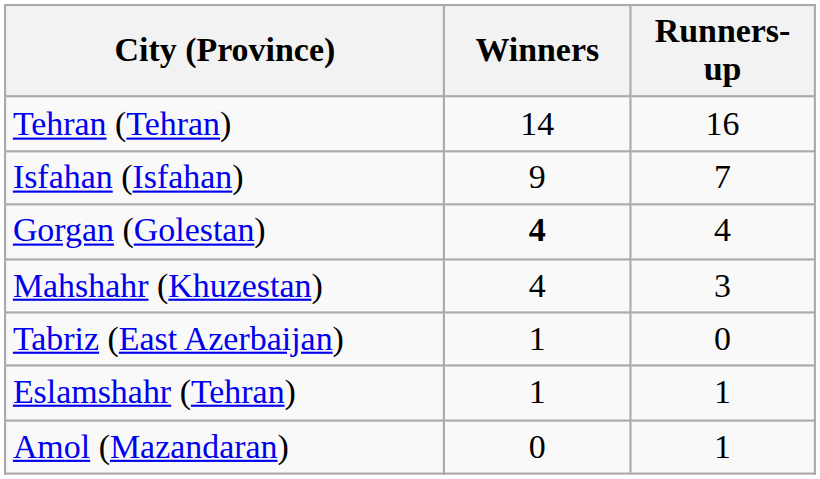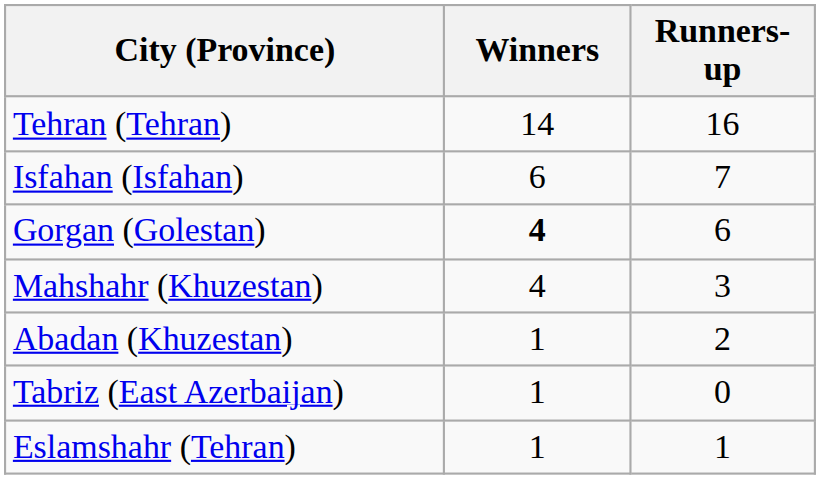(537, 177) 9 -> (537, 177) 6
(723, 230) 4 -> (723, 230) 6
+ row: (153, 338)
- row: (151, 446)
